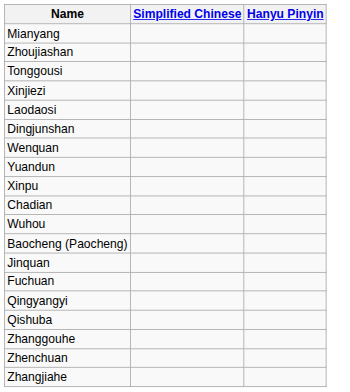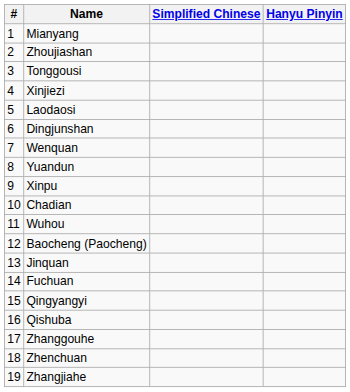+ column: (14, 14)
